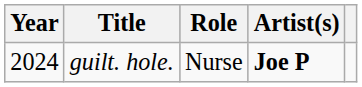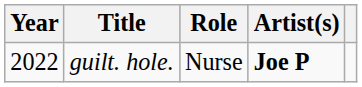(34, 61) 2024 -> (34, 61) 2022
